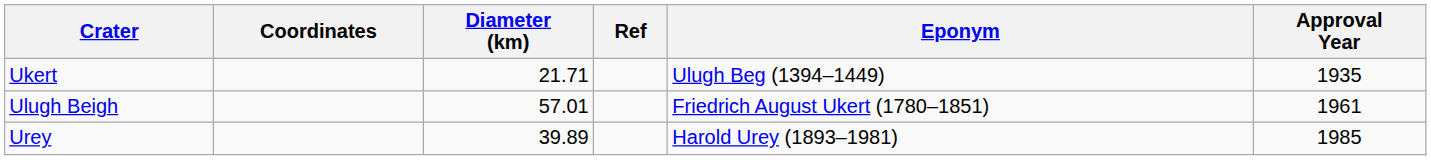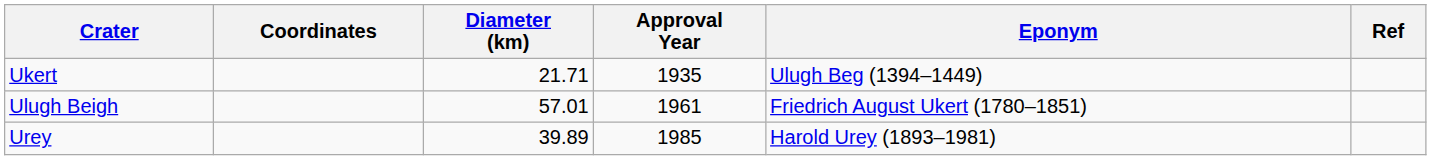columns swapped: (1339, 31) <-> (631, 31)
